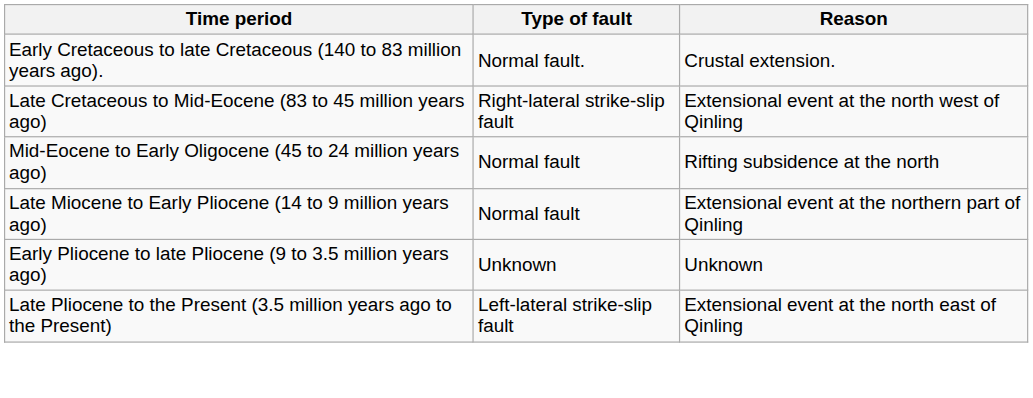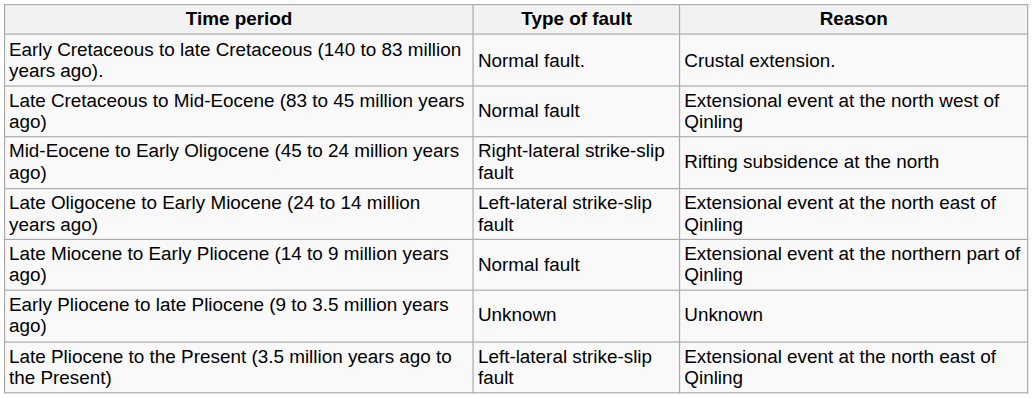(571, 111) Right-lateral strike-slip fault -> (529, 111) Normal fault
(529, 162) Normal fault -> (571, 162) Right-lateral strike-slip fault
+ row: (215, 213)
